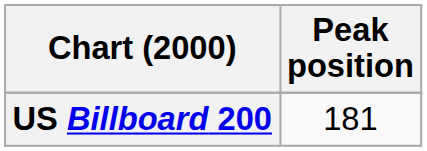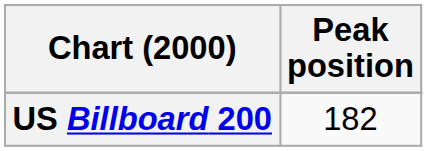(350, 118) 181 -> (350, 118) 182
